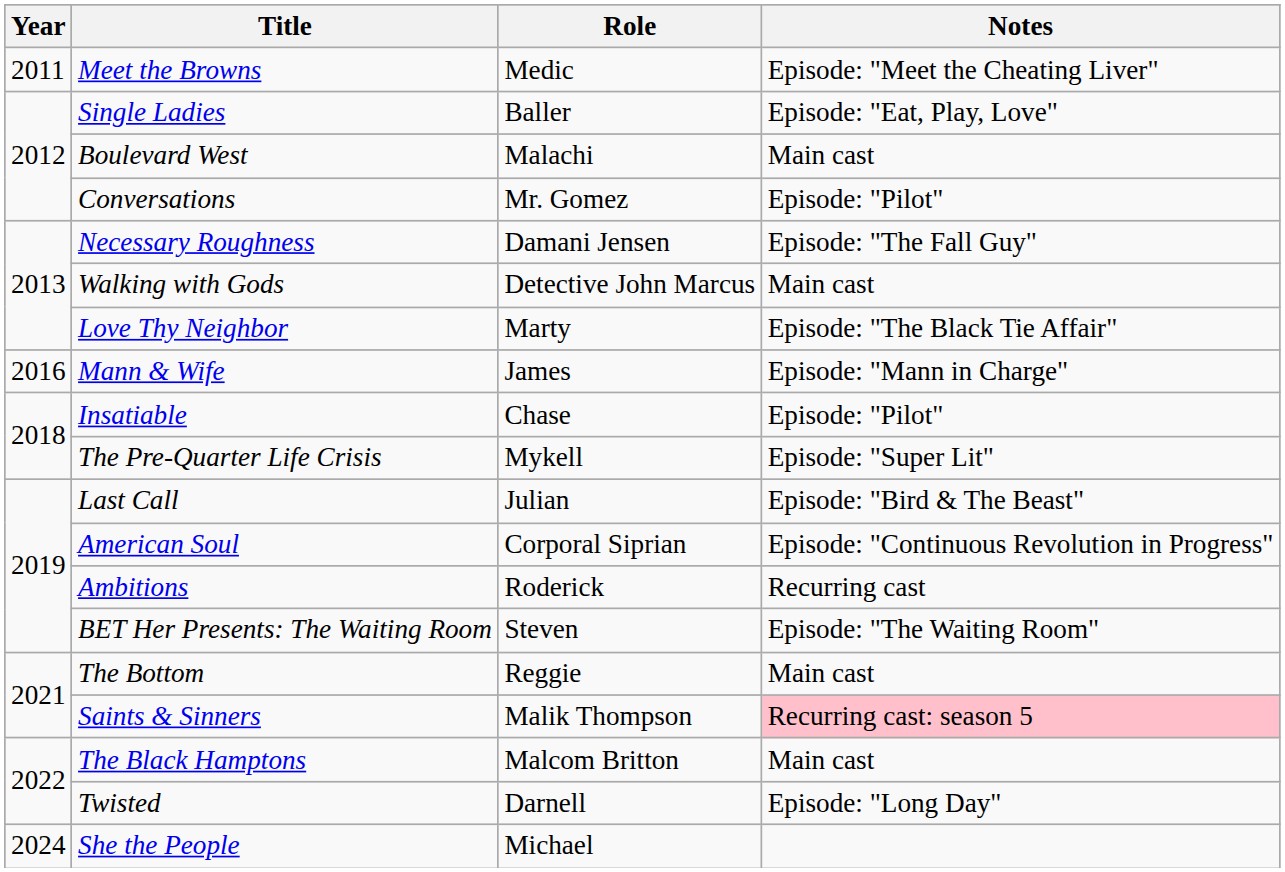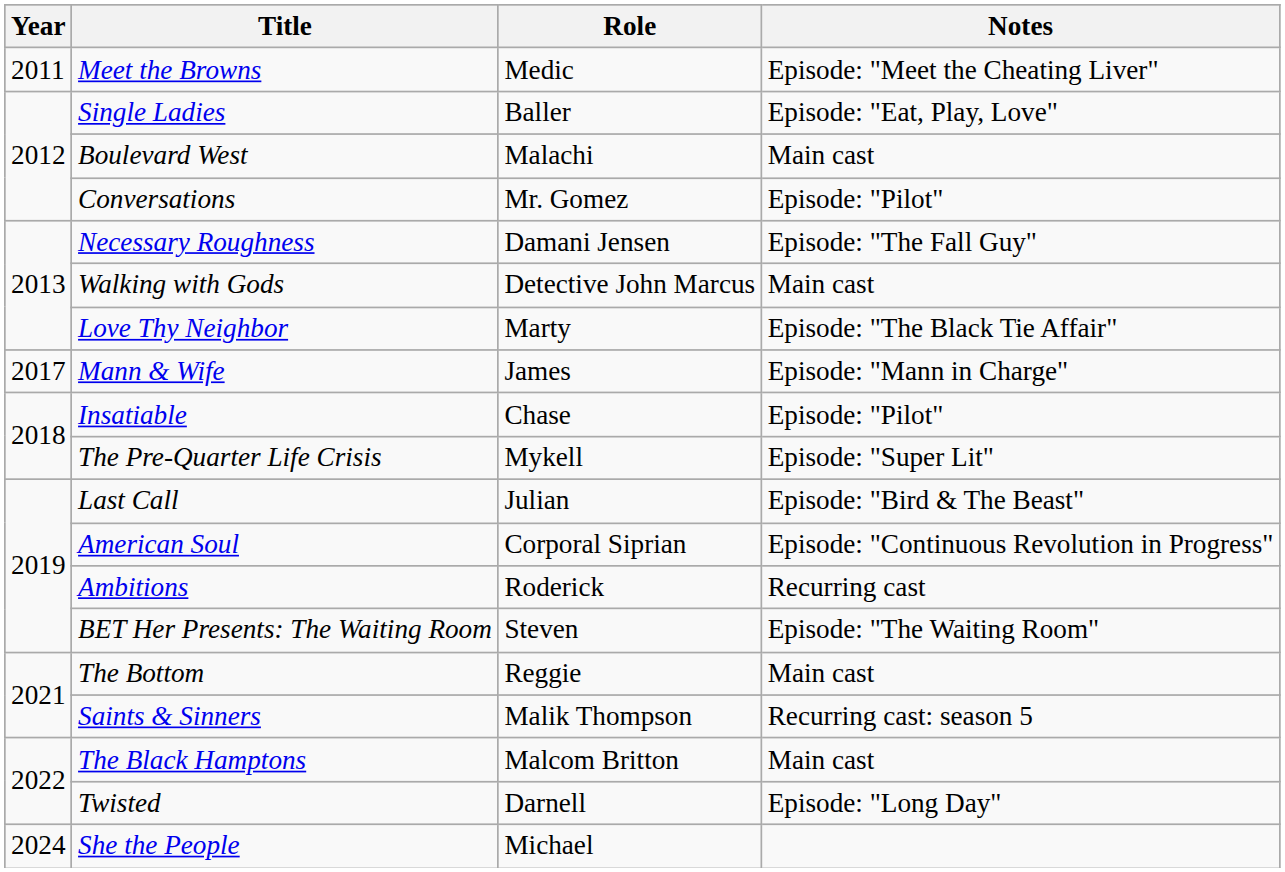(38, 371) 2016 -> (38, 371) 2017
(900, 716) pink background -> (900, 716) no background
